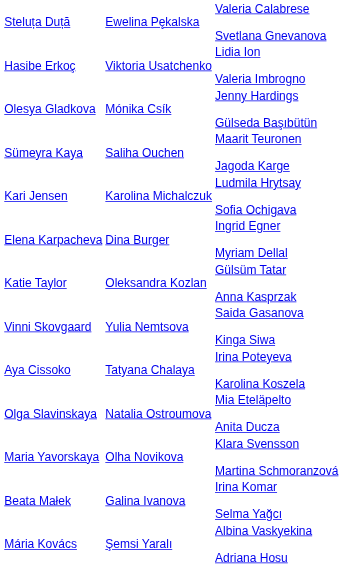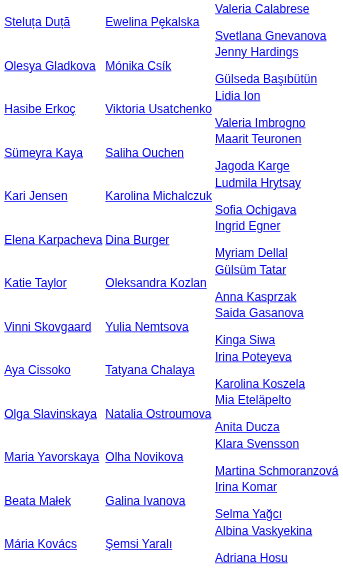rows swapped: (50, 109) <-> (40, 66)
